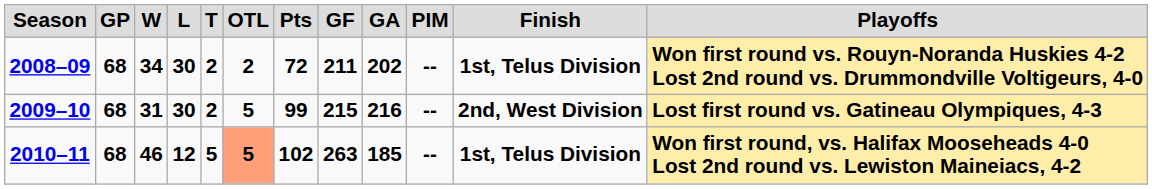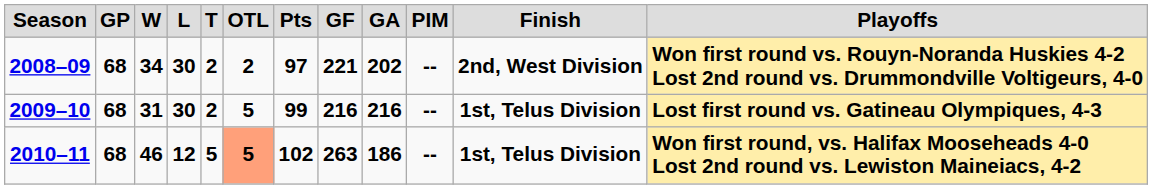(296, 65) 72 -> (296, 65) 97
(340, 65) 211 -> (340, 65) 221
(550, 65) 1st, Telus Division -> (550, 65) 2nd, West Division
(340, 110) 215 -> (340, 110) 216
(550, 110) 2nd, West Division -> (550, 110) 1st, Telus Division
(385, 155) 185 -> (385, 155) 186
